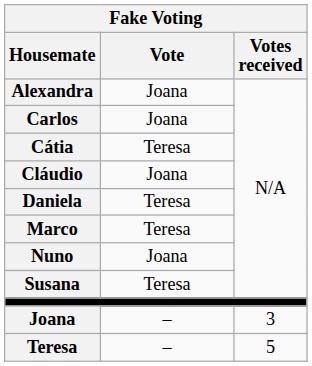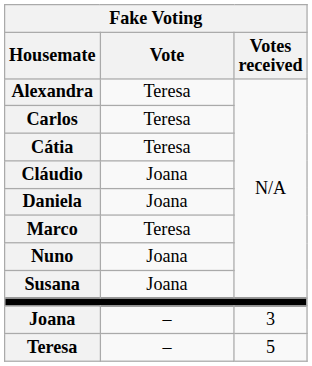(167, 92) Joana -> (167, 92) Teresa
(167, 119) Joana -> (167, 119) Teresa
(167, 201) Teresa -> (167, 201) Joana
(167, 284) Teresa -> (167, 284) Joana
